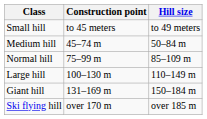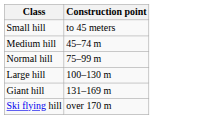- column: (176, 12)
